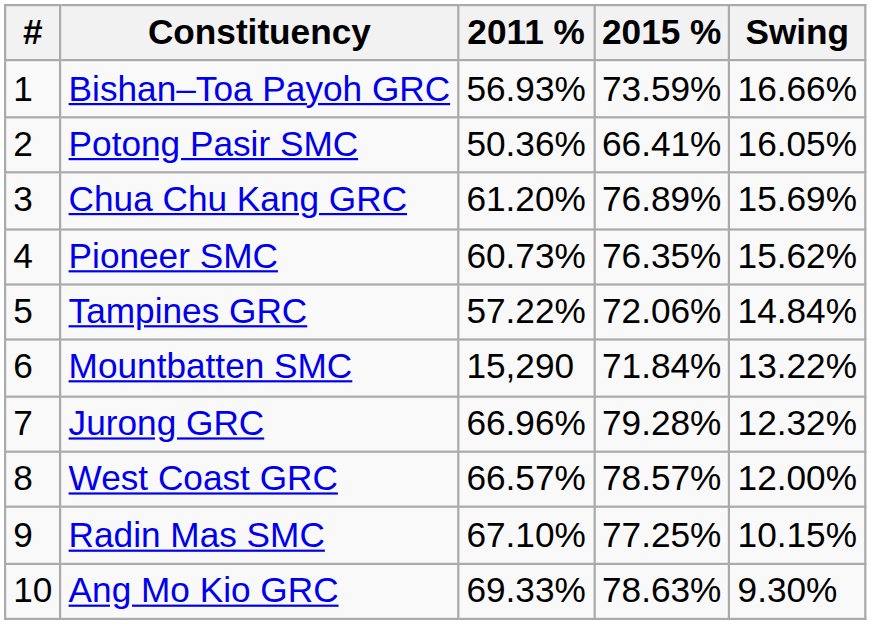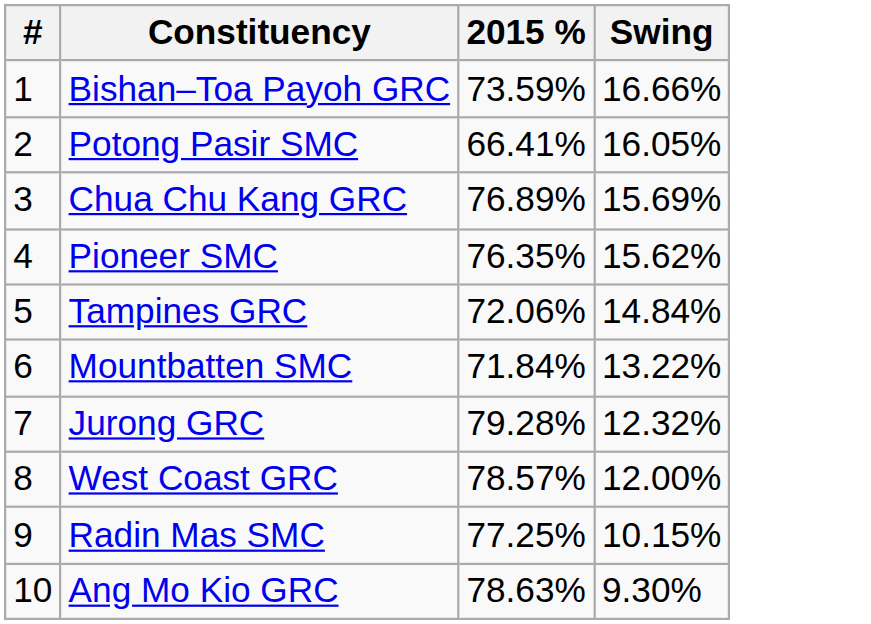- column: (526, 32)
